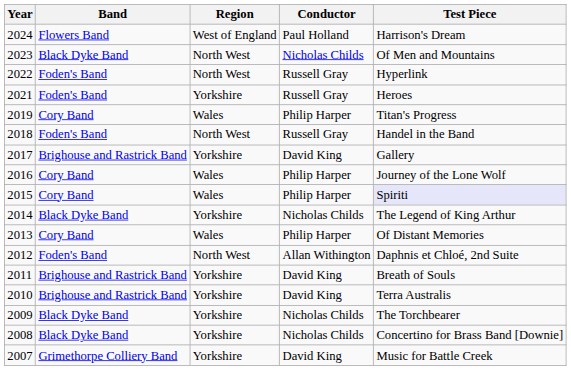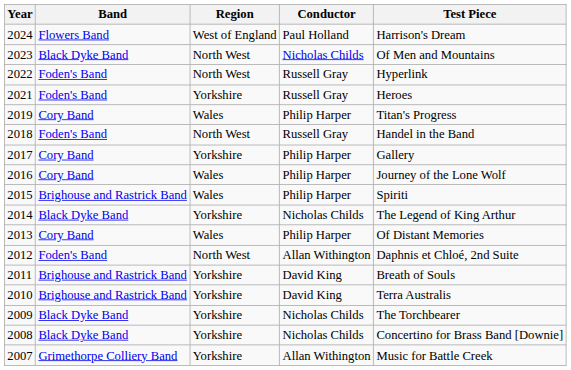(113, 154) Brighouse and Rastrick Band -> (66, 154) Cory Band
(312, 154) David King -> (317, 154) Philip Harper
(66, 194) Cory Band -> (113, 194) Brighouse and Rastrick Band
(392, 194) lavender background -> (392, 194) no background
(312, 355) David King -> (327, 355) Allan Withington
